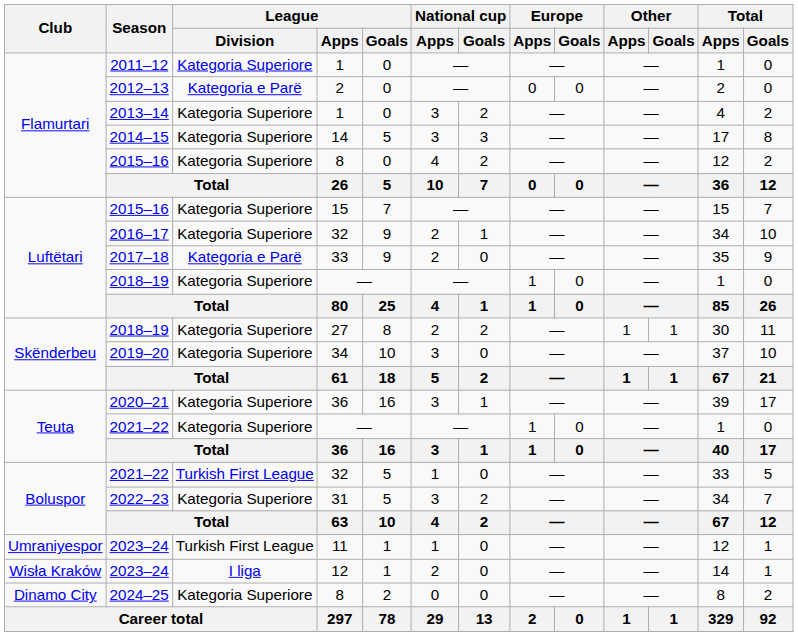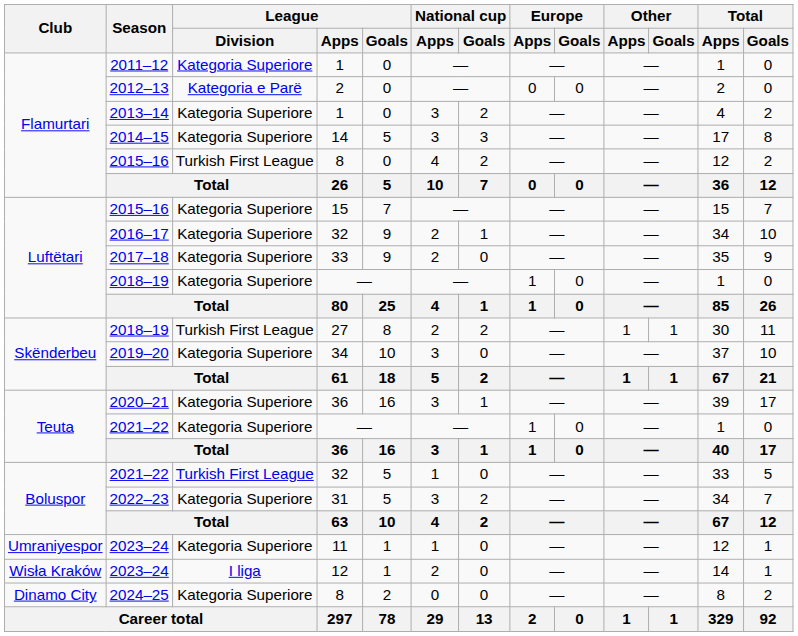(245, 161) Kategoria Superiore -> (245, 161) Turkish First League
(245, 257) Kategoria e Parë -> (245, 257) Kategoria Superiore
(245, 329) Kategoria Superiore -> (245, 329) Turkish First League
(245, 546) Turkish First League -> (245, 546) Kategoria Superiore
